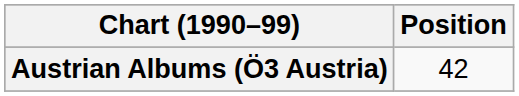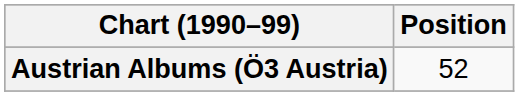(453, 68) 42 -> (453, 68) 52
